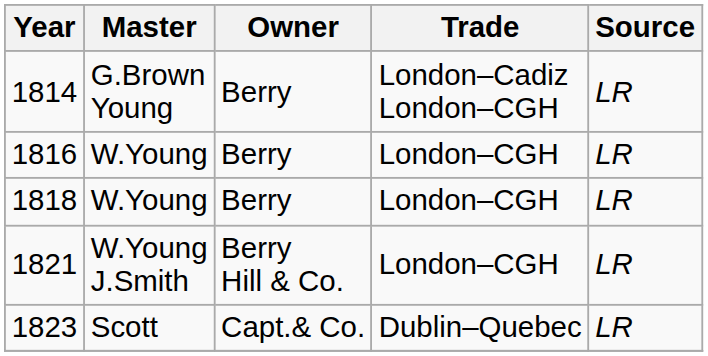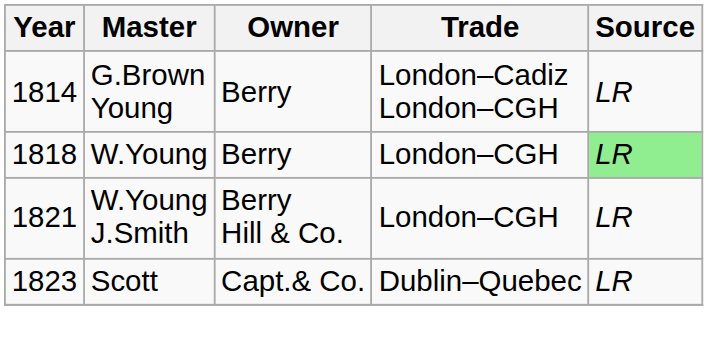- row: (44, 154)
(614, 201) no background -> (614, 154) lightgreen background
